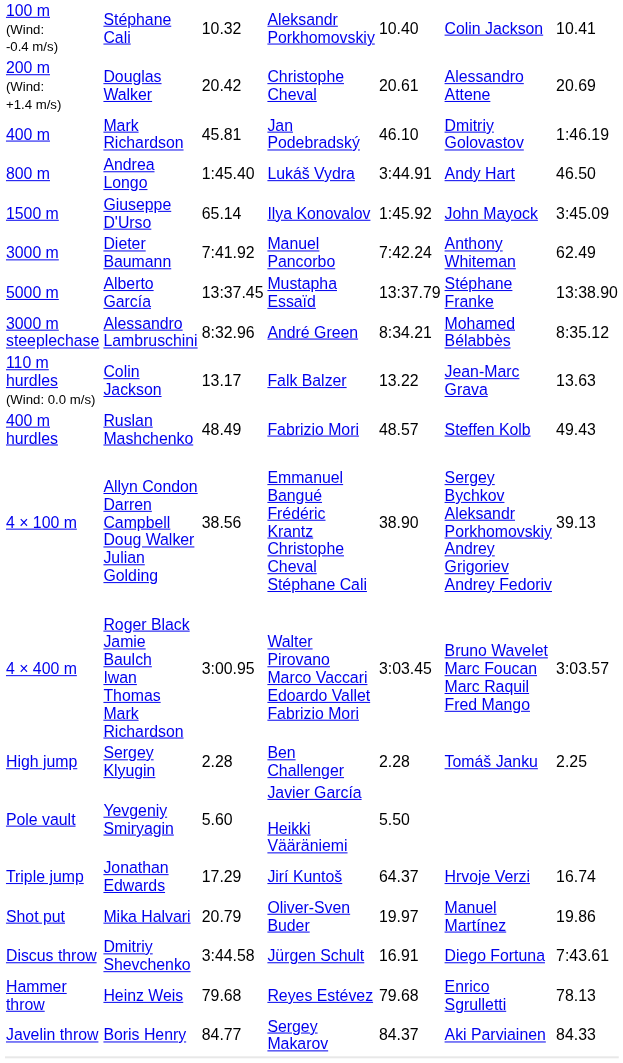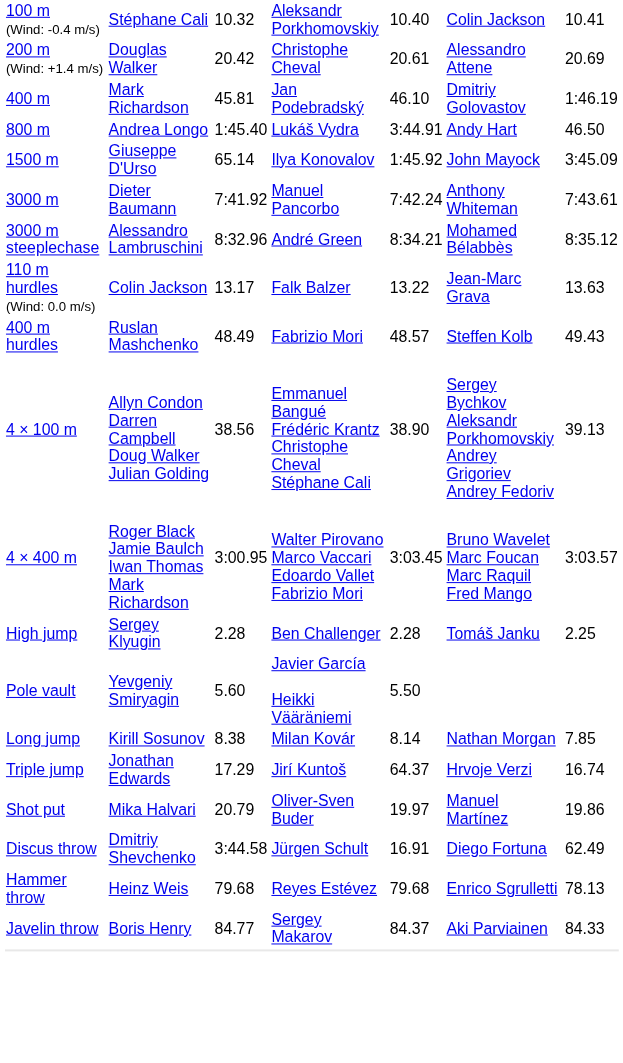(576, 253) 62.49 -> (591, 199) 7:43.61
- row: (32, 293)
+ row: (43, 739)
(583, 956) 7:43.61 -> (585, 849) 62.49
